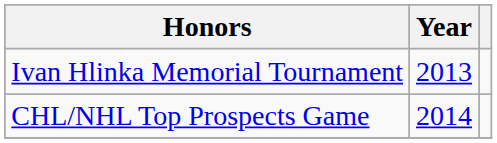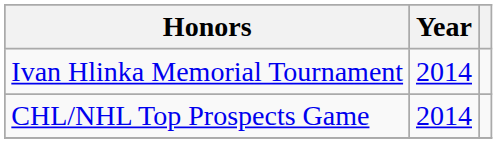(444, 71) 2013 -> (444, 71) 2014
